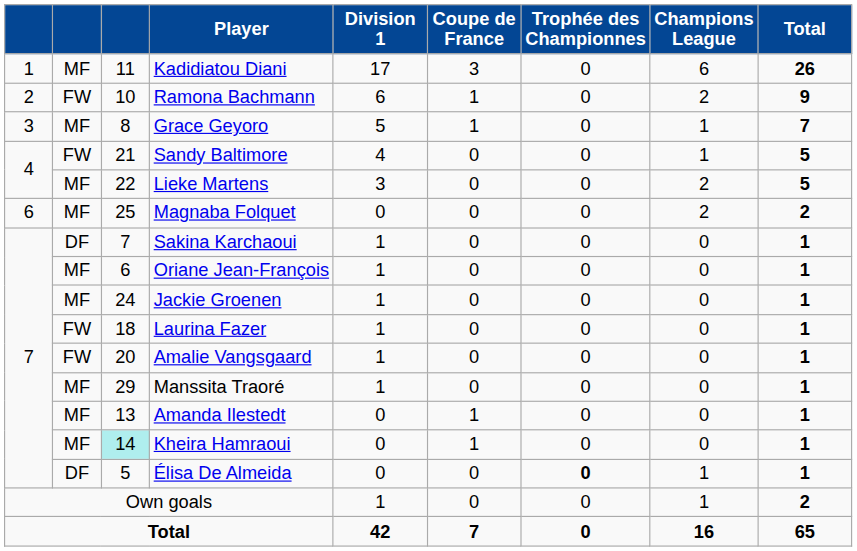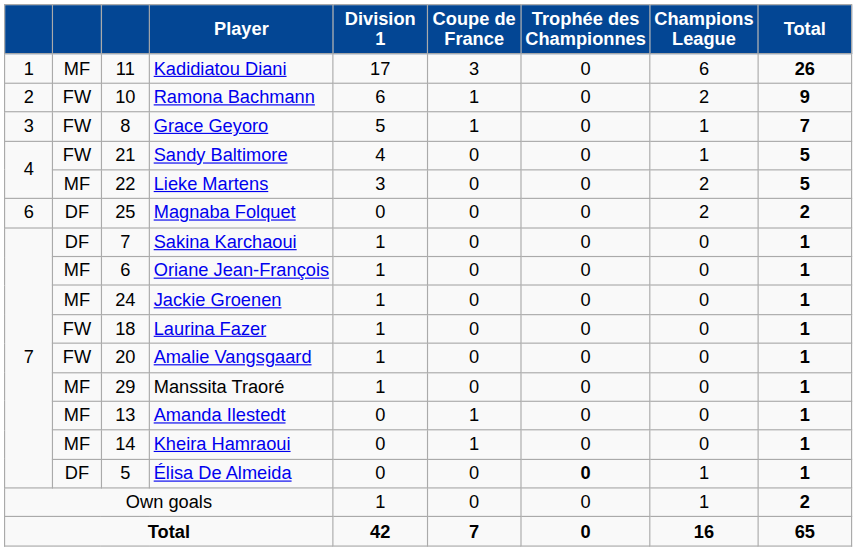(77, 126) MF -> (77, 126) FW
(77, 213) MF -> (77, 213) DF
(125, 444) paleturquoise background -> (125, 444) no background
